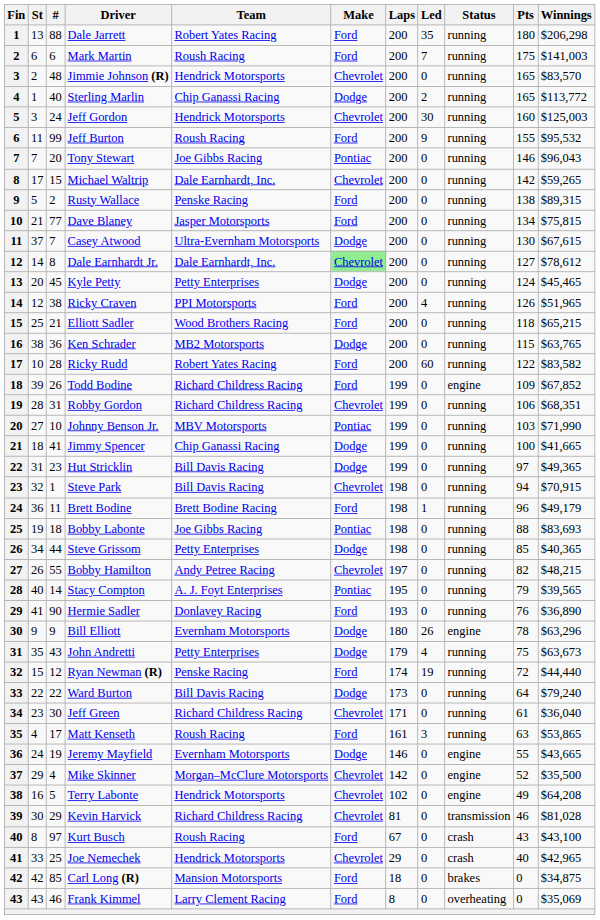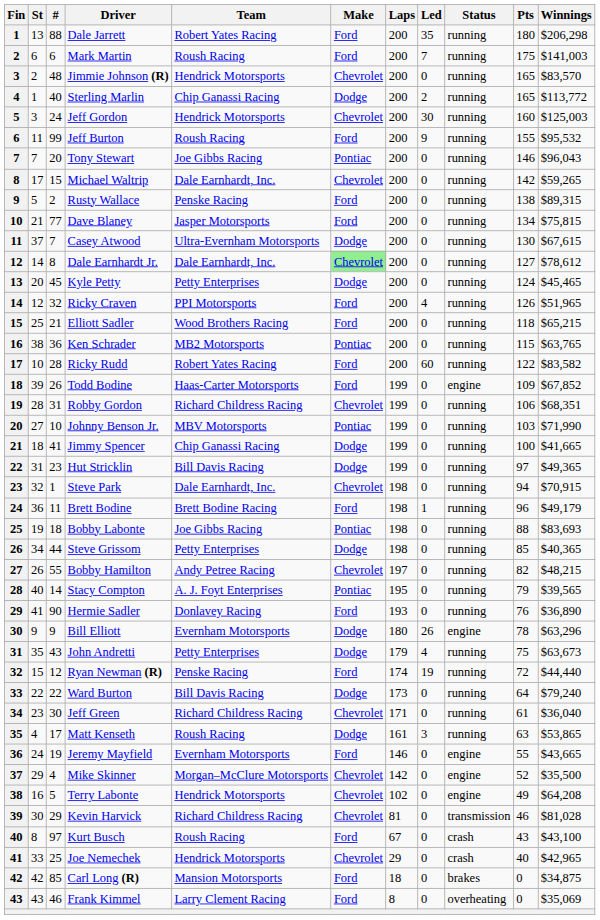(56, 302) 38 -> (56, 302) 32
(351, 343) Dodge -> (353, 343) Pontiac
(238, 384) Richard Childress Racing -> (236, 384) Haas-Carter Motorsports
(219, 487) Bill Davis Racing -> (225, 487) Dale Earnhardt, Inc.
(346, 734) Ford -> (351, 734) Dodge
(351, 754) Dodge -> (346, 754) Ford
